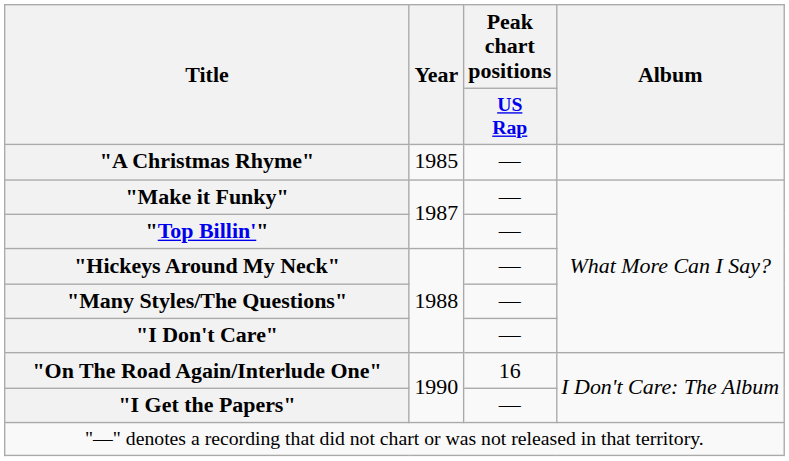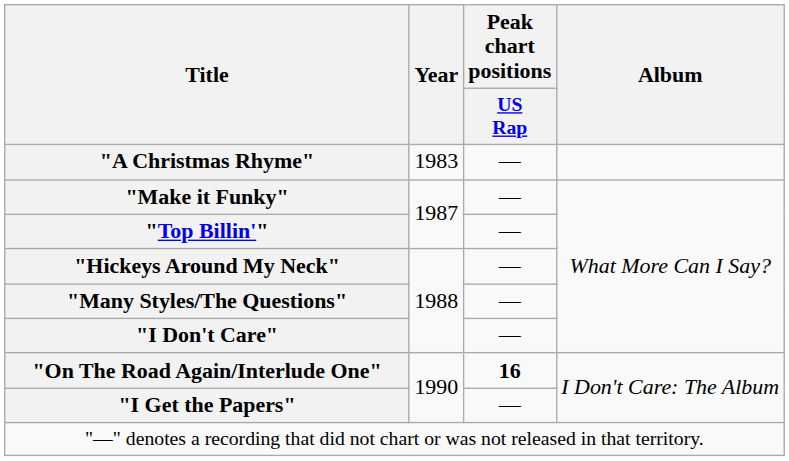(436, 161) 1985 -> (436, 161) 1983
(510, 370) normal -> (510, 370) bold
